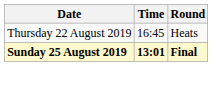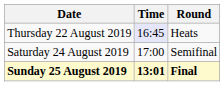(151, 33) no background -> (151, 33) lavender background
+ row: (68, 52)
